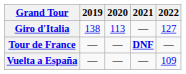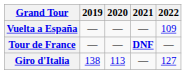rows swapped: (42, 28) <-> (42, 61)
